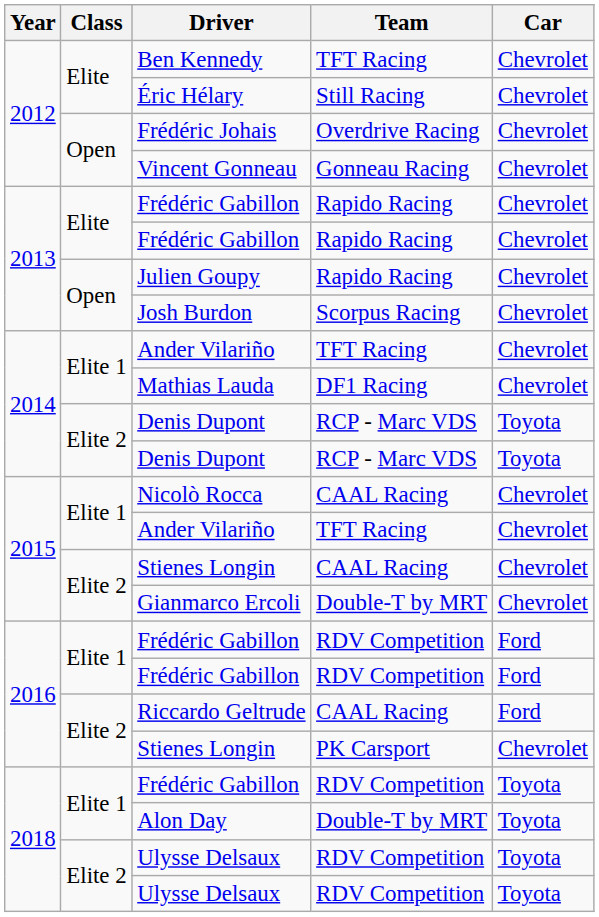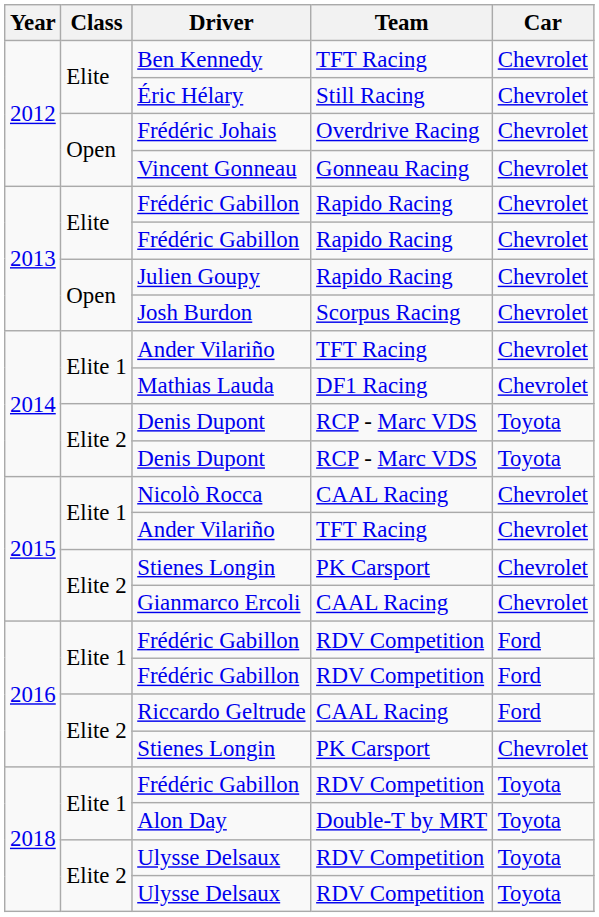(382, 566) CAAL Racing -> (373, 566) PK Carsport
(402, 603) Double-T by MRT -> (382, 603) CAAL Racing
